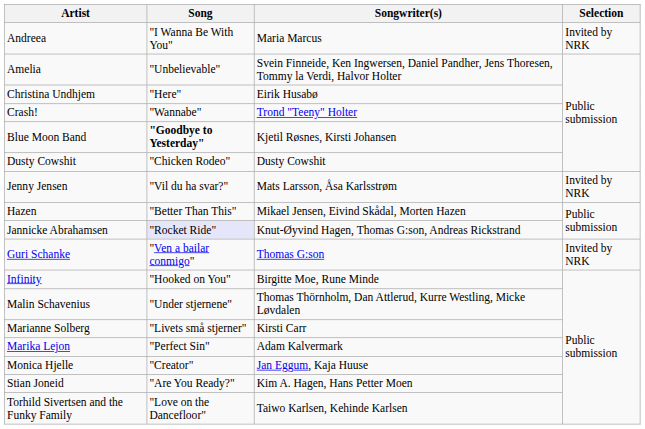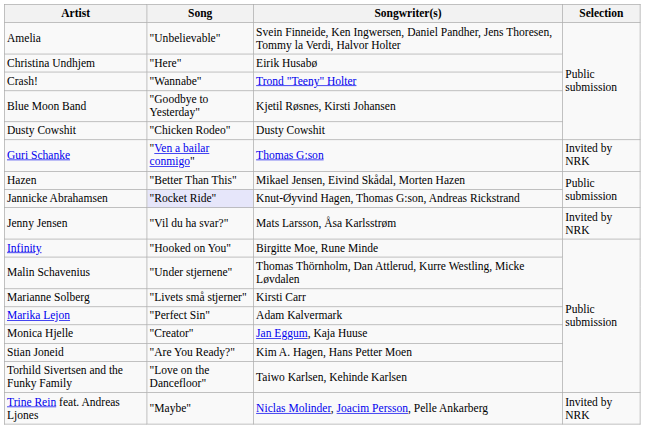- row: (27, 38)
(181, 137) bold -> (179, 106) normal
rows swapped: (39, 254) <-> (37, 186)
+ row: (63, 408)
